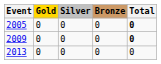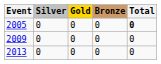columns swapped: (46, 11) <-> (75, 11)
(132, 39) bold -> (132, 39) normal
